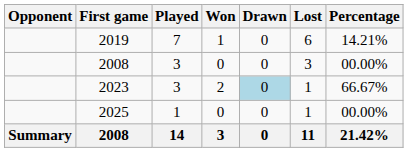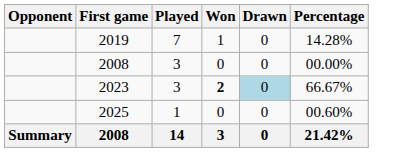- column: (308, 16)
(364, 40) 14.21% -> (329, 40) 14.28%
(220, 87) normal -> (220, 87) bold
(364, 111) 00.00% -> (329, 111) 00.60%
